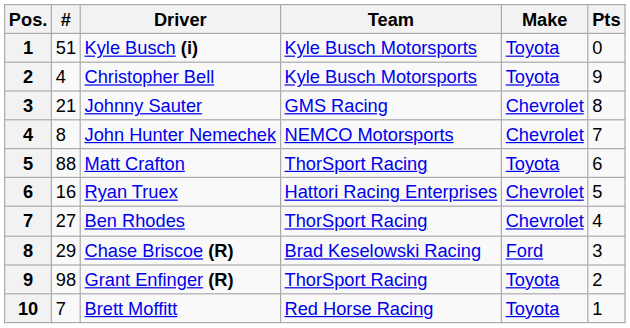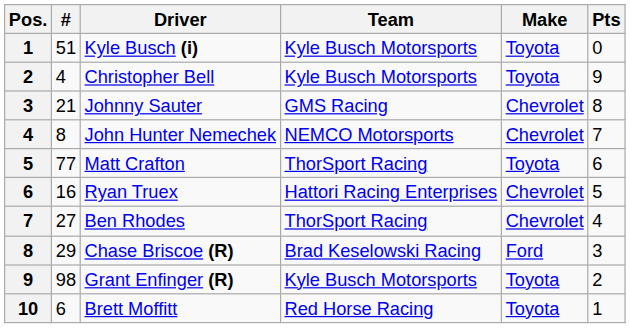(66, 164) 88 -> (66, 164) 77
(356, 279) ThorSport Racing -> (381, 279) Kyle Busch Motorsports
(61, 308) 7 -> (61, 308) 6
